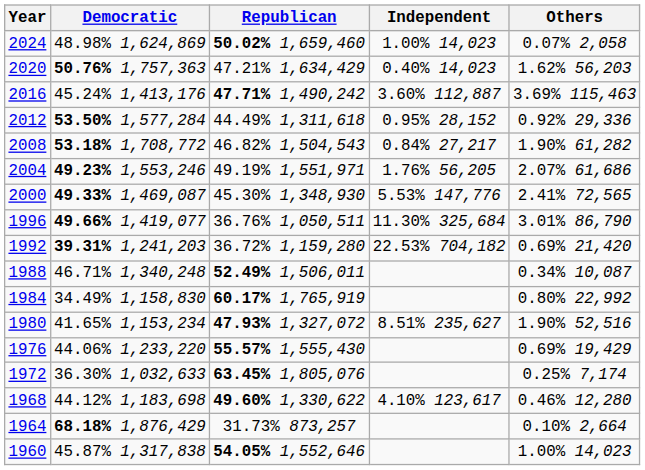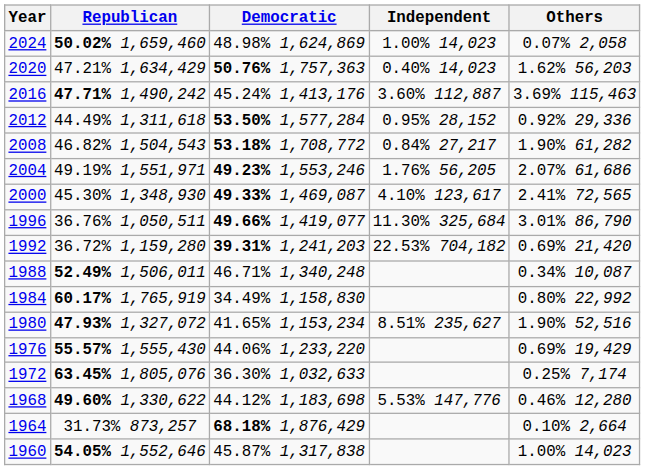columns swapped: (130, 18) <-> (289, 18)
(439, 197) 5.53% 147,776 -> (439, 197) 4.10% 123,617
(439, 401) 4.10% 123,617 -> (439, 401) 5.53% 147,776
